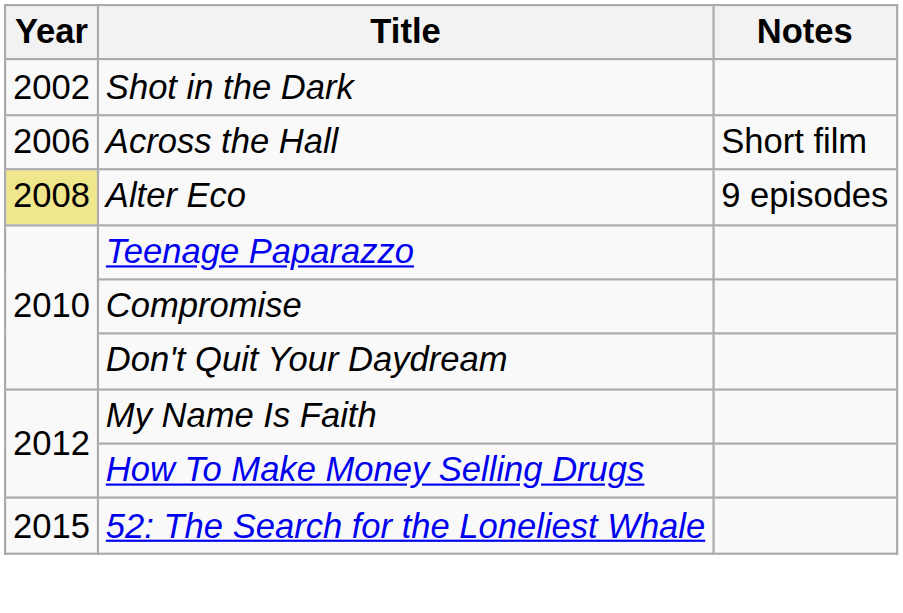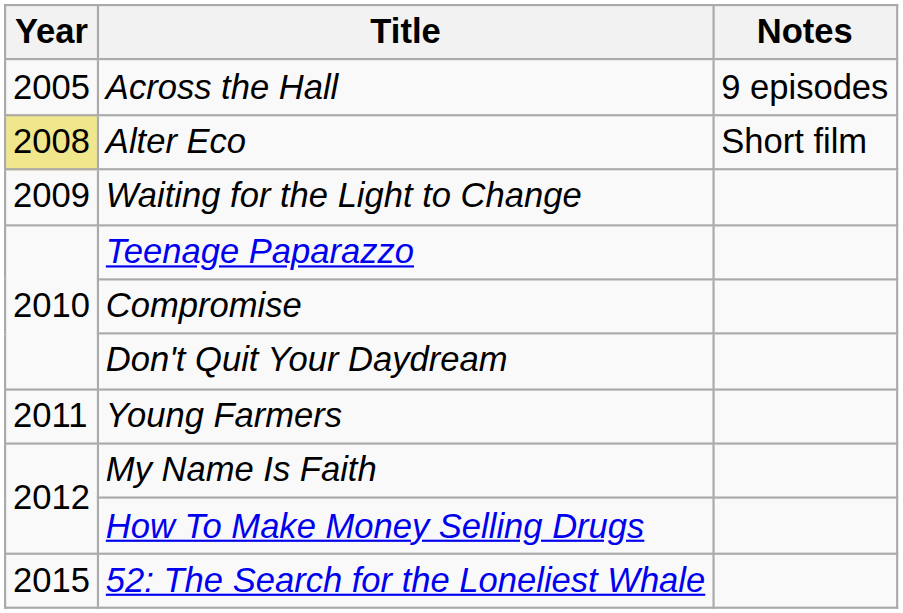- row: (230, 86)
(51, 141) 2006 -> (51, 86) 2005
(794, 141) Short film -> (805, 86) 9 episodes
(805, 196) 9 episodes -> (794, 141) Short film
+ row: (344, 196)
+ row: (224, 415)
